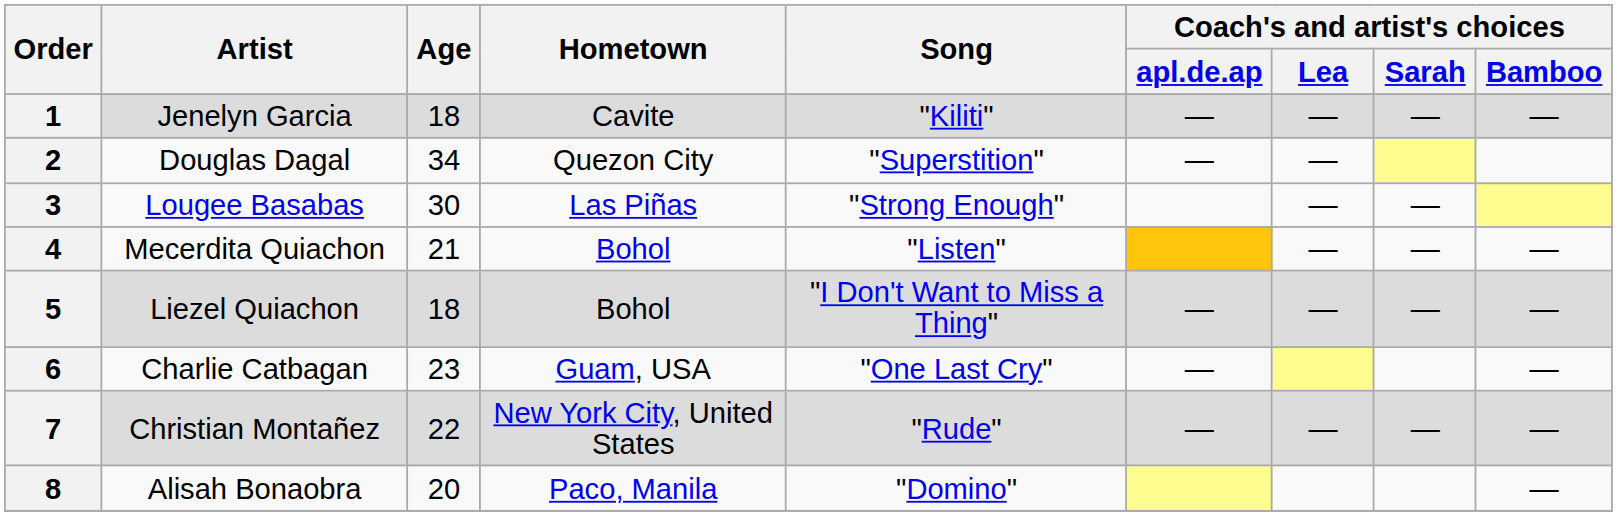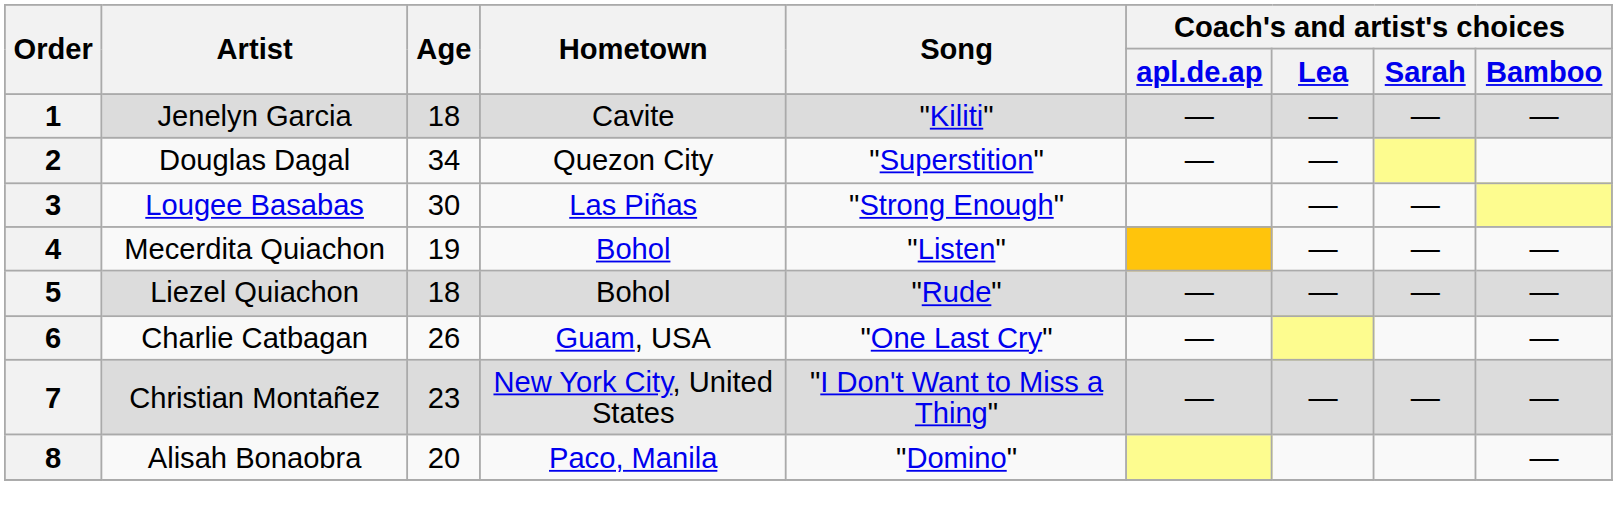(444, 249) 21 -> (444, 249) 19
(957, 309) "I Don't Want to Miss a Thing" -> (957, 293) "Rude"
(444, 369) 23 -> (444, 338) 26
(444, 428) 22 -> (444, 397) 23
(957, 428) "Rude" -> (957, 397) "I Don't Want to Miss a Thing"
